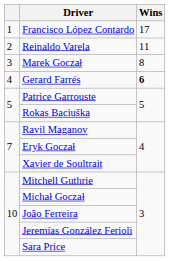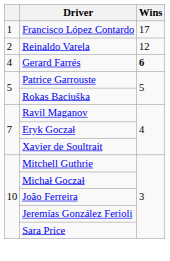(144, 46) 11 -> (144, 46) 12
- row: (52, 63)
